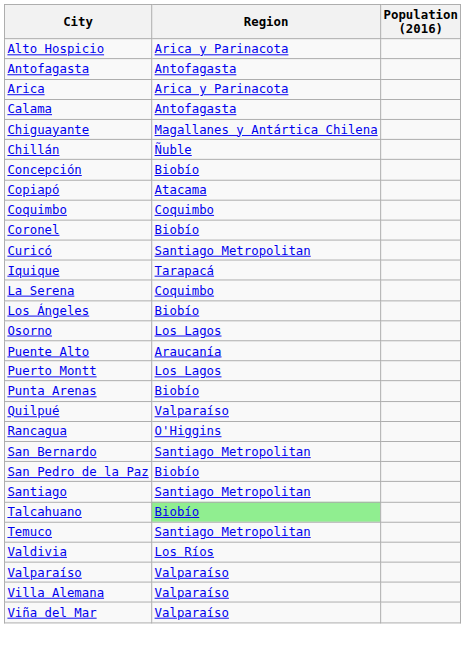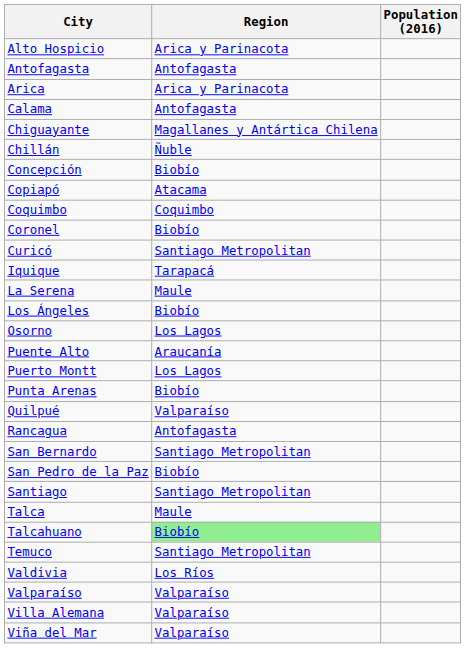(184, 290) Coquimbo -> (173, 290) Maule
(188, 431) O'Higgins -> (195, 431) Antofagasta
+ row: (26, 512)
